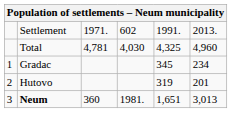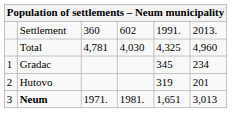(96, 30) 1971. -> (92, 30) 360
(92, 99) 360 -> (96, 99) 1971.
